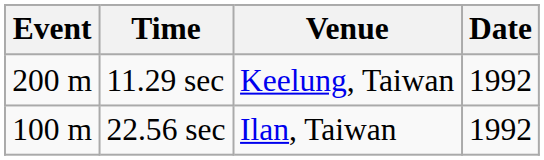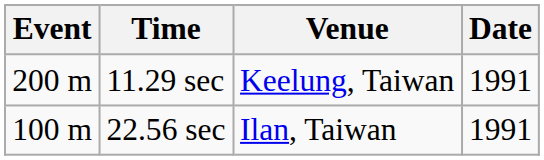(500, 79) 1992 -> (500, 79) 1991
(500, 129) 1992 -> (500, 129) 1991
